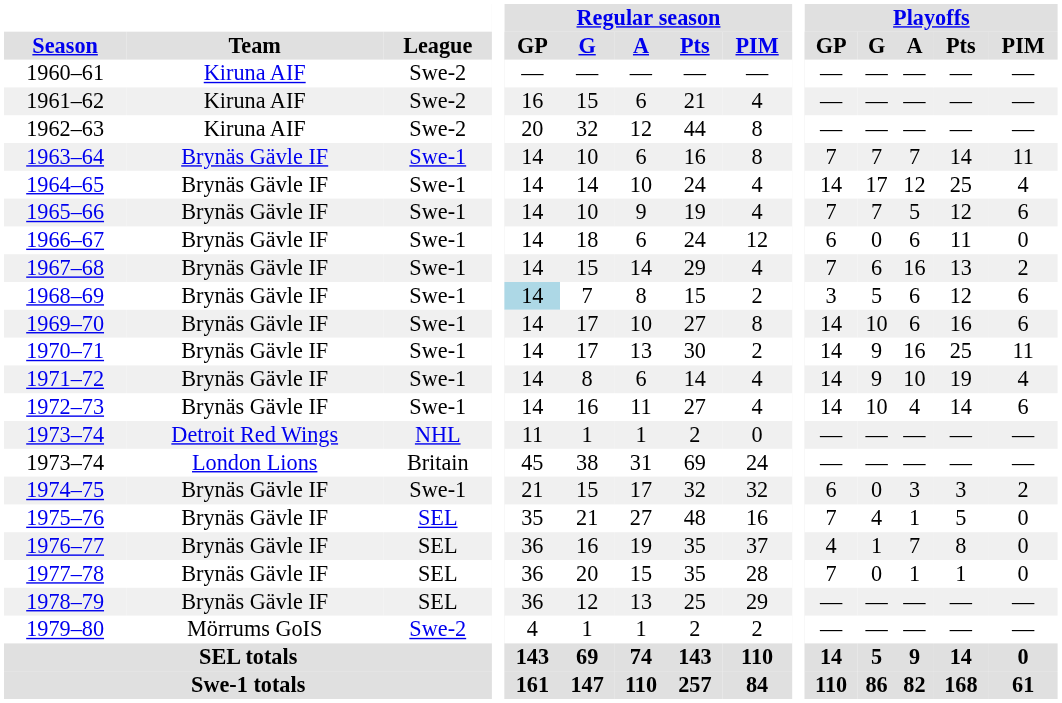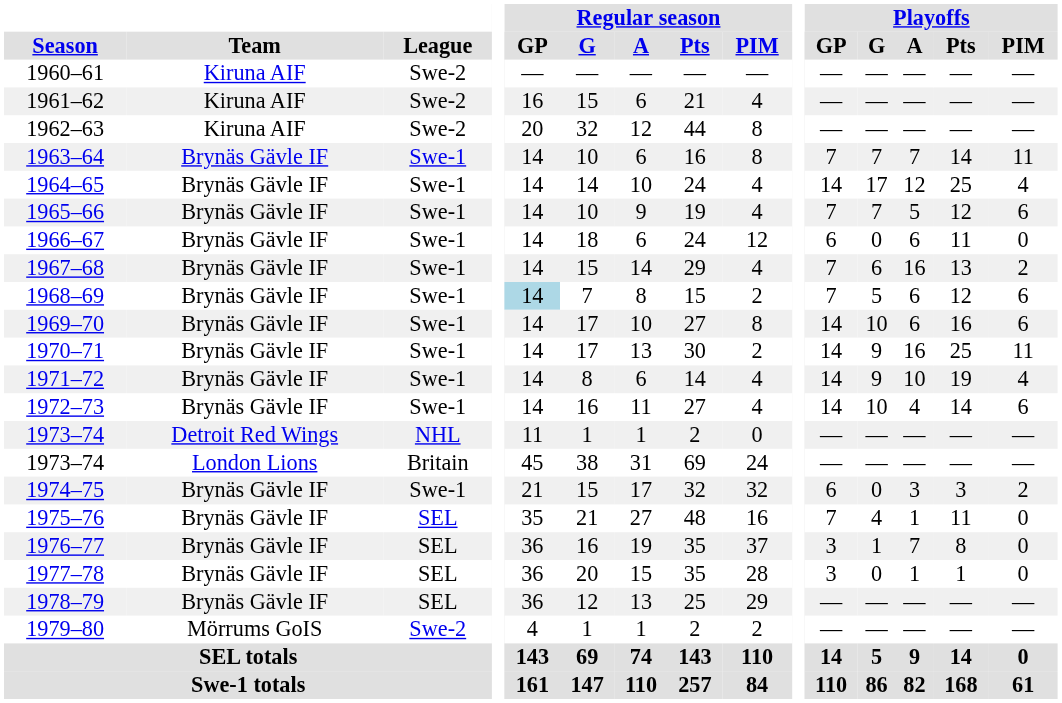(831, 295) 3 -> (831, 295) 7
(961, 518) 5 -> (961, 518) 11
(831, 545) 4 -> (831, 545) 3
(831, 573) 7 -> (831, 573) 3
